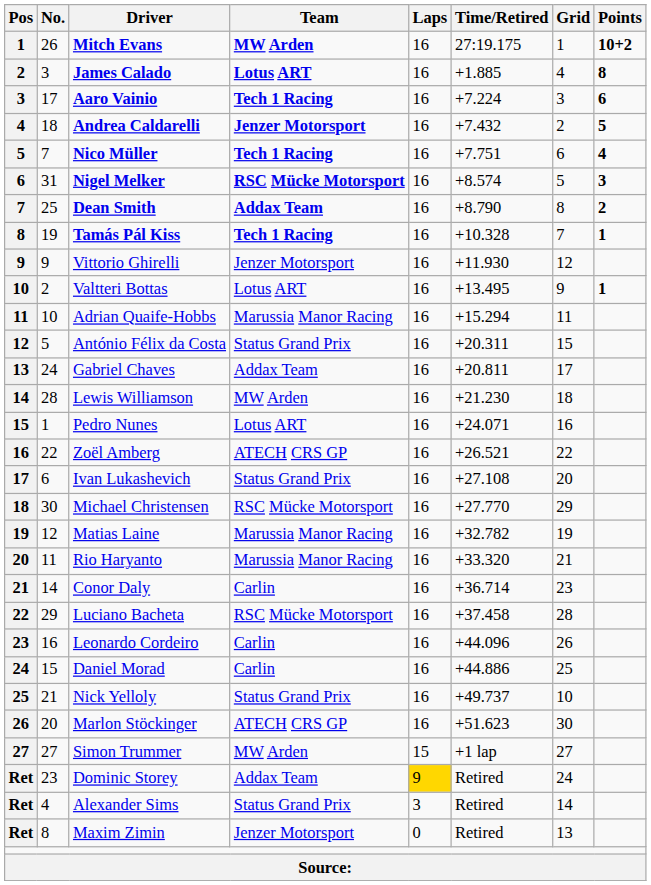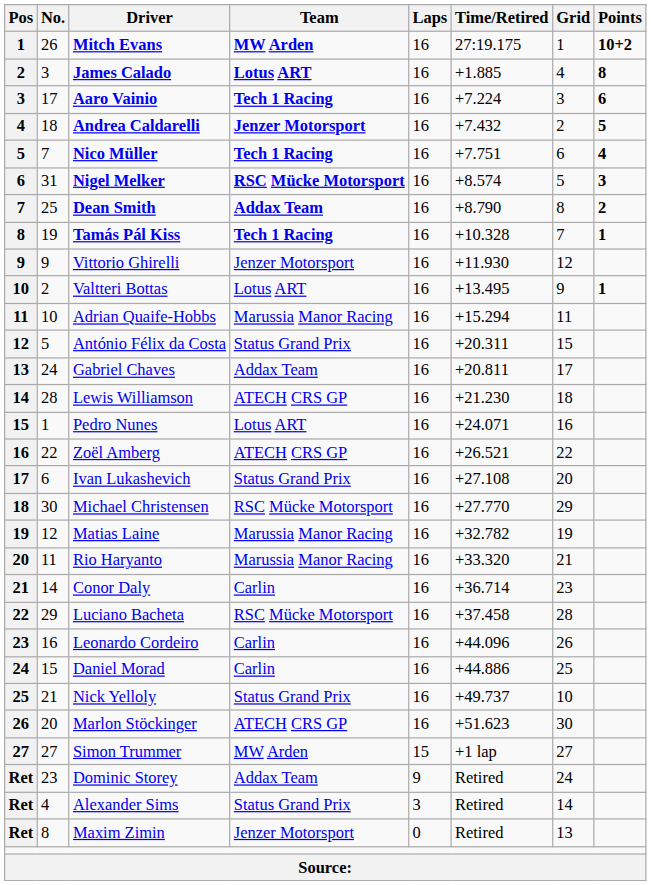(271, 397) MW Arden -> (291, 397) ATECH CRS GP
(417, 777) gold background -> (417, 777) no background
